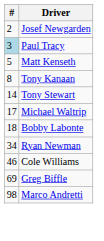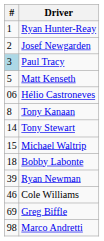+ row: (59, 29)
+ row: (58, 95)
(12, 112) 17 -> (12, 145) 15
(12, 145) 34 -> (12, 178) 39
